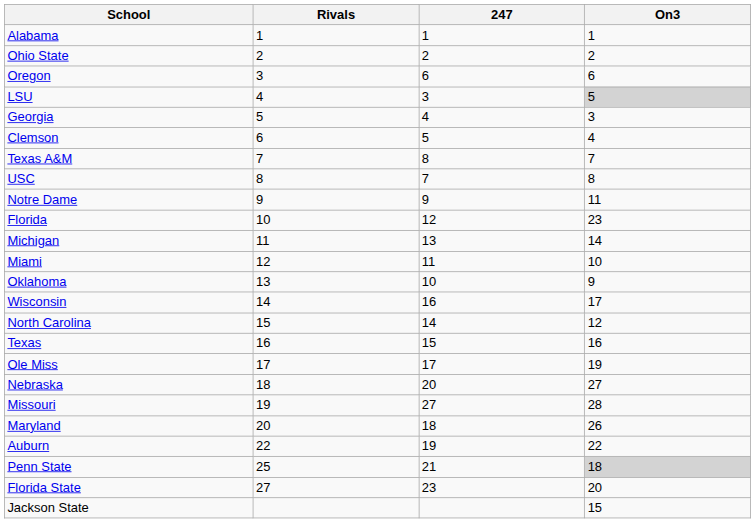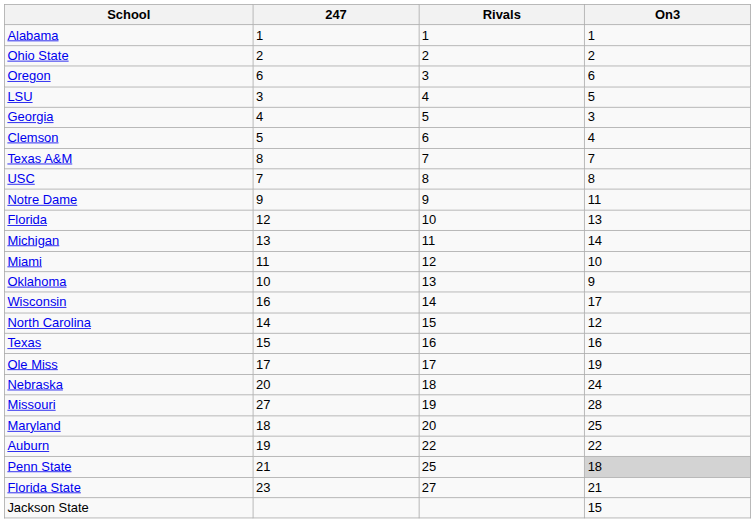columns swapped: (336, 14) <-> (502, 14)
(591, 96) lightgrey background -> (591, 96) no background
(595, 220) 23 -> (595, 220) 13
(595, 384) 27 -> (595, 384) 24
(595, 425) 26 -> (595, 425) 25
(595, 487) 20 -> (595, 487) 21
